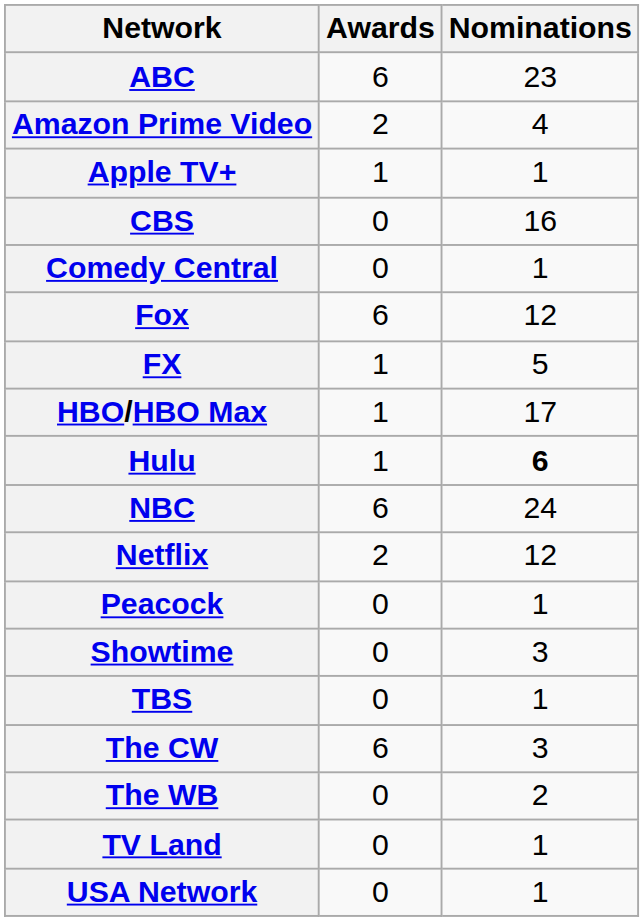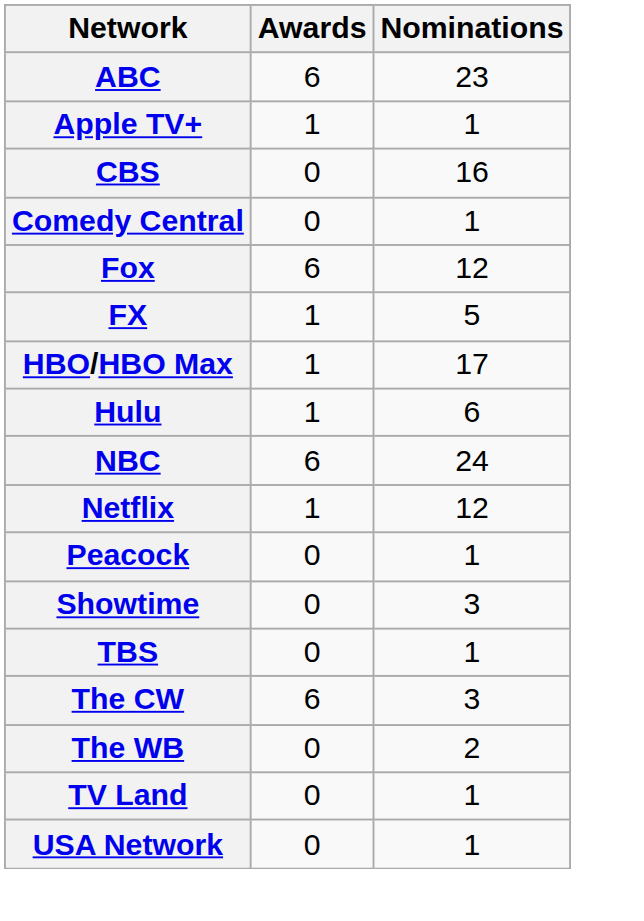- row: (162, 124)
(540, 460) bold -> (472, 412) normal
(380, 556) 2 -> (312, 508) 1
